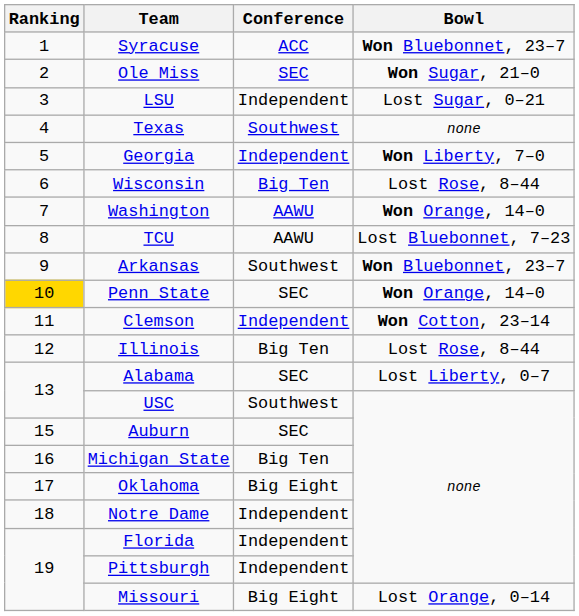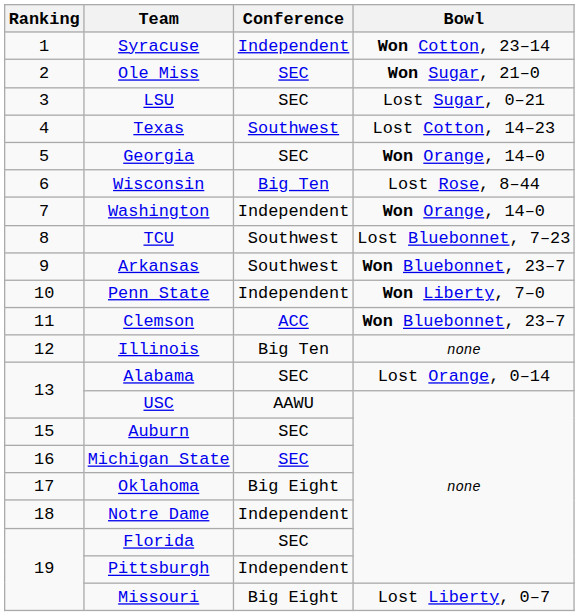(294, 46) ACC -> (294, 46) Independent
(464, 46) Won Bluebonnet, 23–7 -> (464, 46) Won Cotton, 23–14
(294, 101) Independent -> (294, 101) SEC
(464, 129) none -> (464, 129) Lost Cotton, 14–23
(294, 156) Independent -> (294, 156) SEC
(464, 156) Won Liberty, 7–0 -> (464, 156) Won Orange, 14–0
(294, 211) AAWU -> (294, 211) Independent
(294, 239) AAWU -> (294, 239) Southwest
(44, 294) gold background -> (44, 294) no background
(294, 294) SEC -> (294, 294) Independent
(464, 294) Won Orange, 14–0 -> (464, 294) Won Liberty, 7–0
(294, 321) Independent -> (294, 321) ACC
(464, 321) Won Cotton, 23–14 -> (464, 321) Won Bluebonnet, 23–7
(464, 349) Lost Rose, 8–44 -> (464, 350) none
(464, 376) Lost Liberty, 0–7 -> (464, 376) Lost Orange, 0–14
(294, 404) Southwest -> (294, 404) AAWU
(294, 459) Big Ten -> (294, 459) SEC
(294, 542) Independent -> (294, 542) SEC
(464, 597) Lost Orange, 0–14 -> (464, 597) Lost Liberty, 0–7
